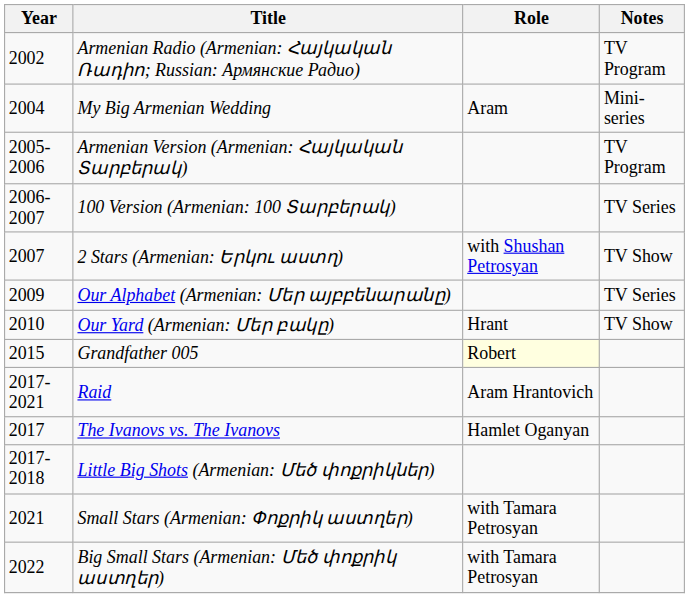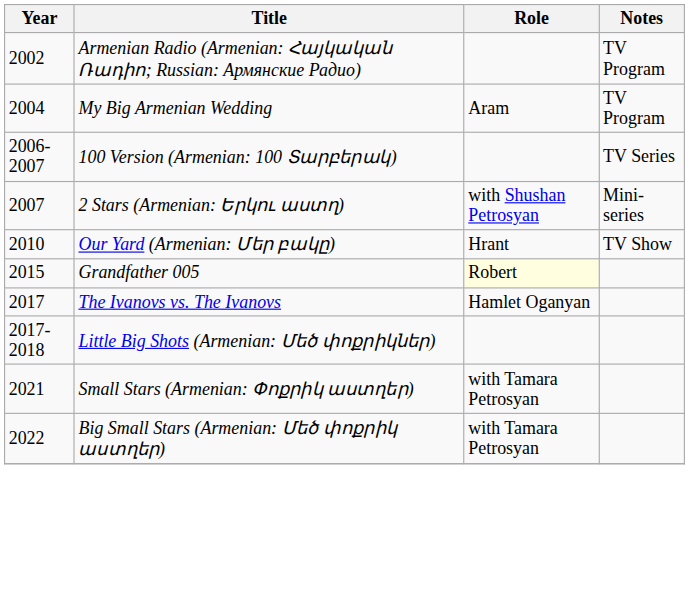(624, 108) Mini-series -> (634, 108) TV Program
- row: (240, 158)
(638, 256) TV Show -> (624, 205) Mini-series
- row: (264, 295)
- row: (94, 392)
